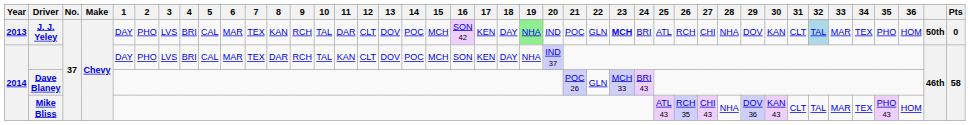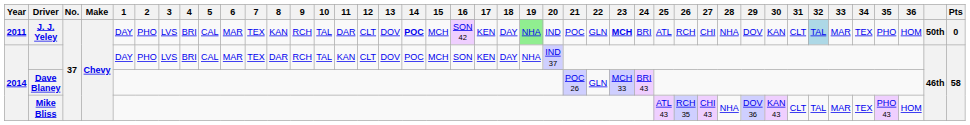(17, 32) 2013 -> (17, 32) 2011
(414, 32) normal -> (414, 32) bold
